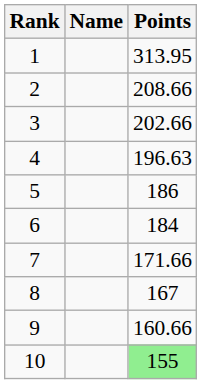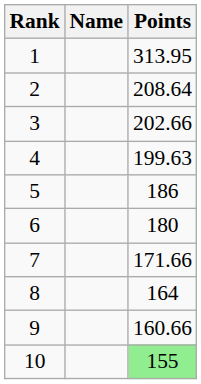(162, 89) 208.66 -> (162, 89) 208.64
(162, 157) 196.63 -> (162, 157) 199.63
(162, 225) 184 -> (162, 225) 180
(162, 293) 167 -> (162, 293) 164
